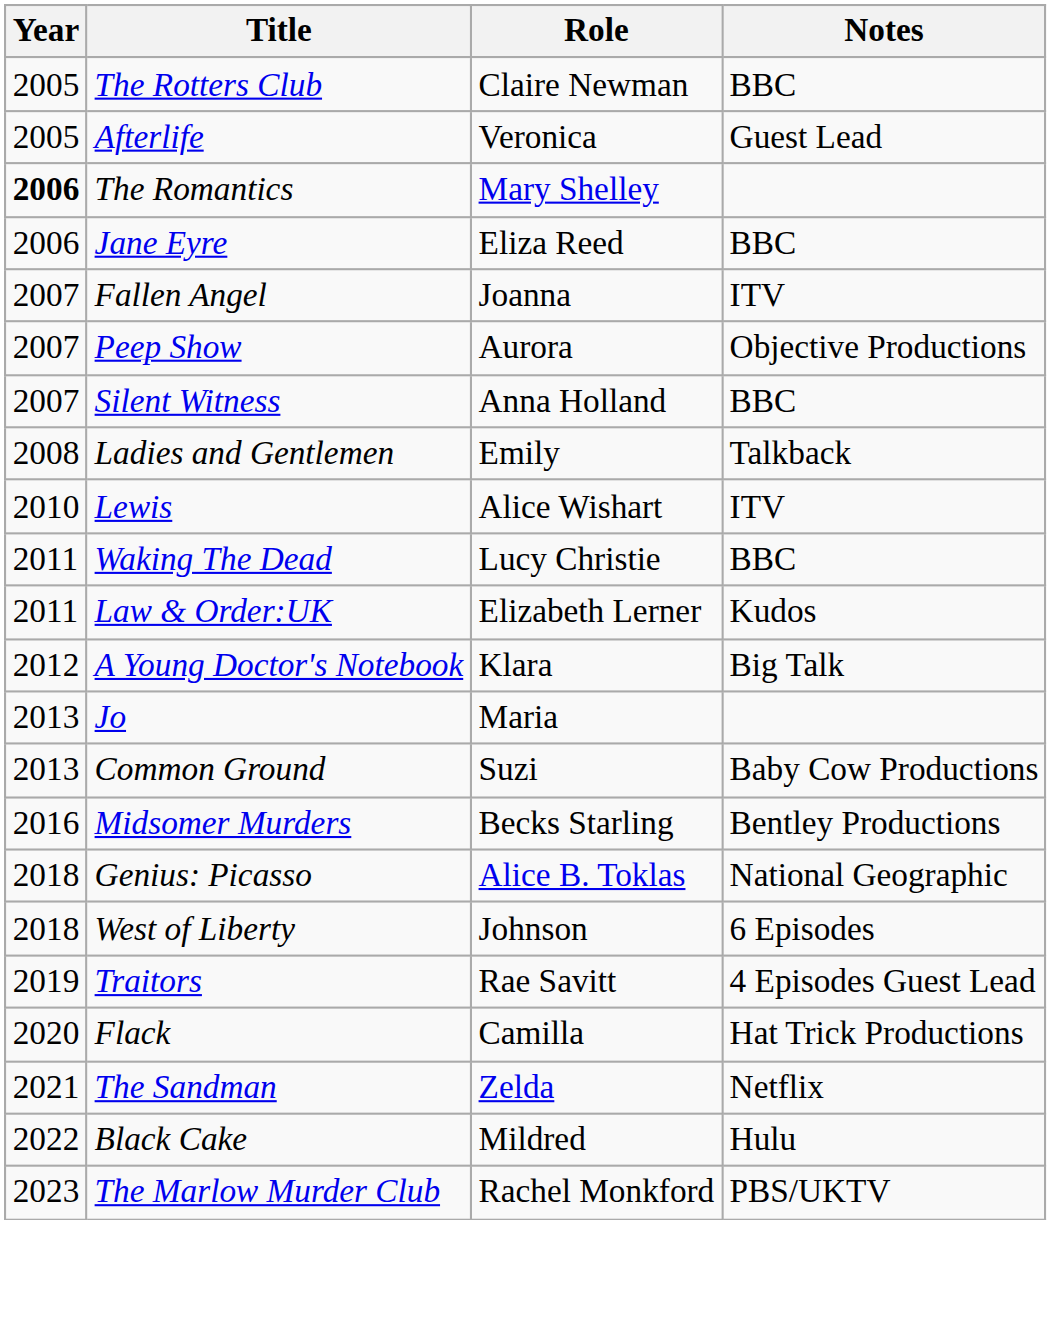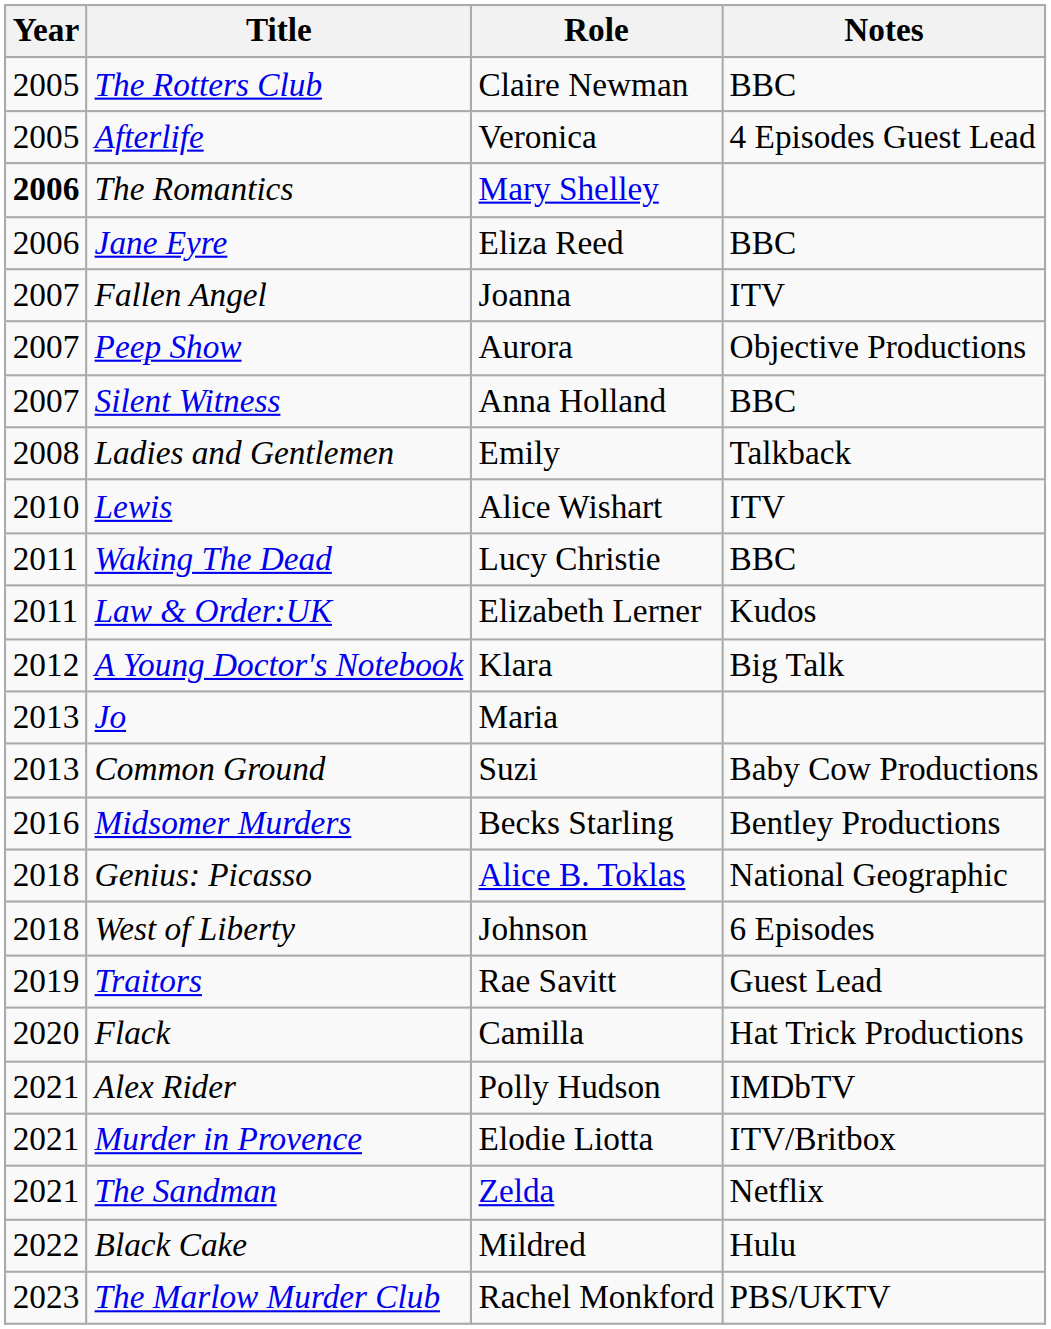(806, 136) Guest Lead -> (883, 136) 4 Episodes Guest Lead
(883, 980) 4 Episodes Guest Lead -> (806, 980) Guest Lead
+ row: (165, 1086)
+ row: (228, 1139)
